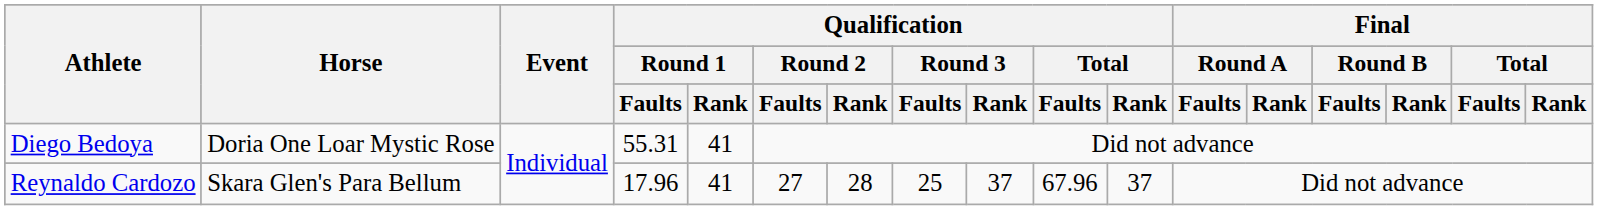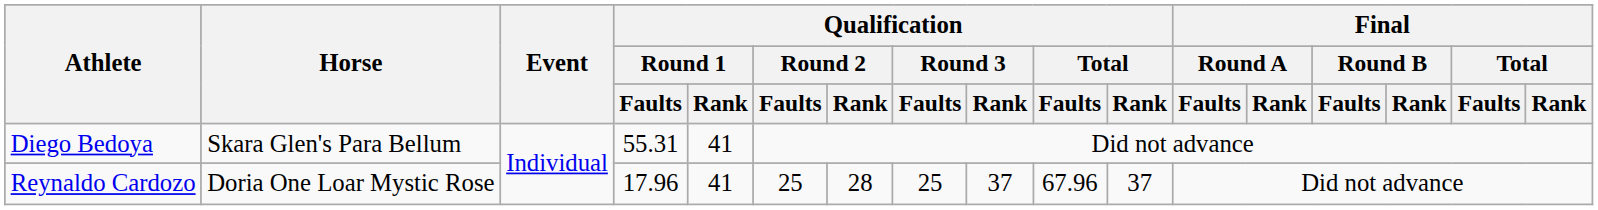(351, 143) Doria One Loar Mystic Rose -> (334, 143) Skara Glen's Para Bellum
(334, 184) Skara Glen's Para Bellum -> (351, 184) Doria One Loar Mystic Rose
(790, 184) 27 -> (790, 184) 25
